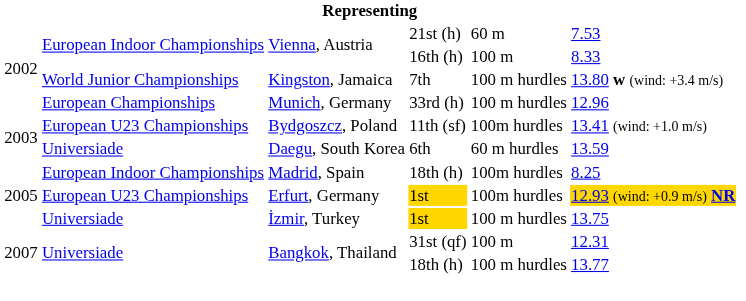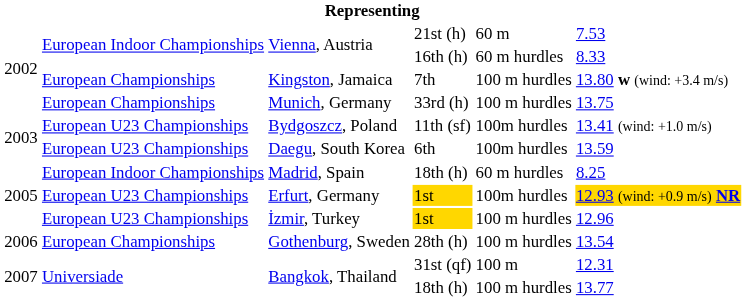(492, 56) 100 m -> (519, 56) 60 m hurdles
(140, 79) World Junior Championships -> (129, 79) European Championships
(590, 102) 12.96 -> (595, 102) 13.75
(83, 149) Universiade -> (145, 149) European U23 Championships
(515, 149) 60 m hurdles -> (522, 149) 100m hurdles
(517, 172) 100m hurdles -> (519, 172) 60 m hurdles
(83, 218) Universiade -> (145, 218) European U23 Championships
(590, 218) 13.75 -> (595, 218) 12.96
+ row: (339, 241)
